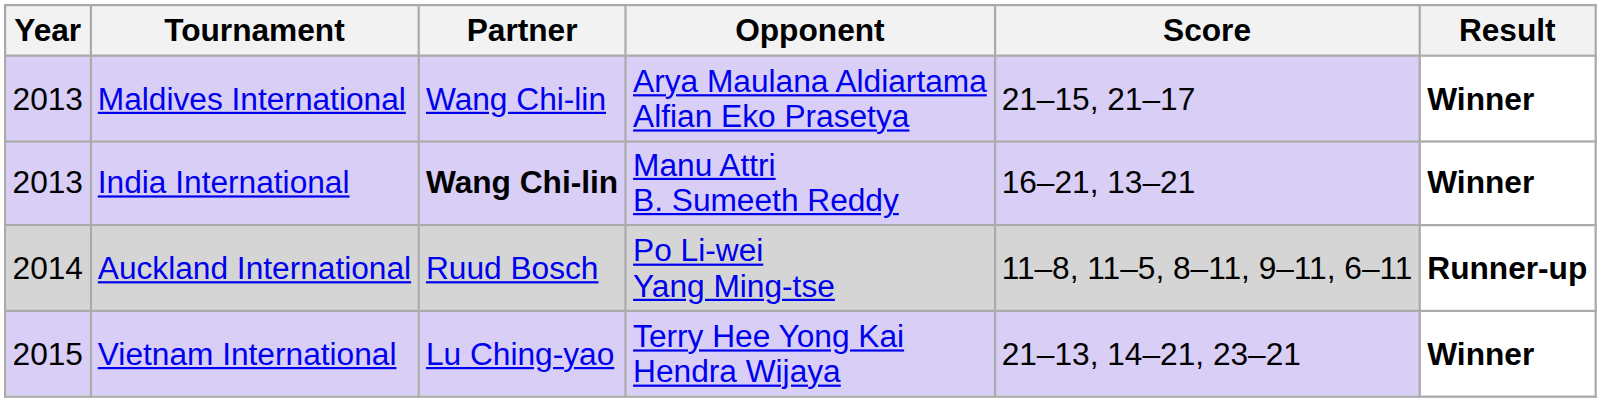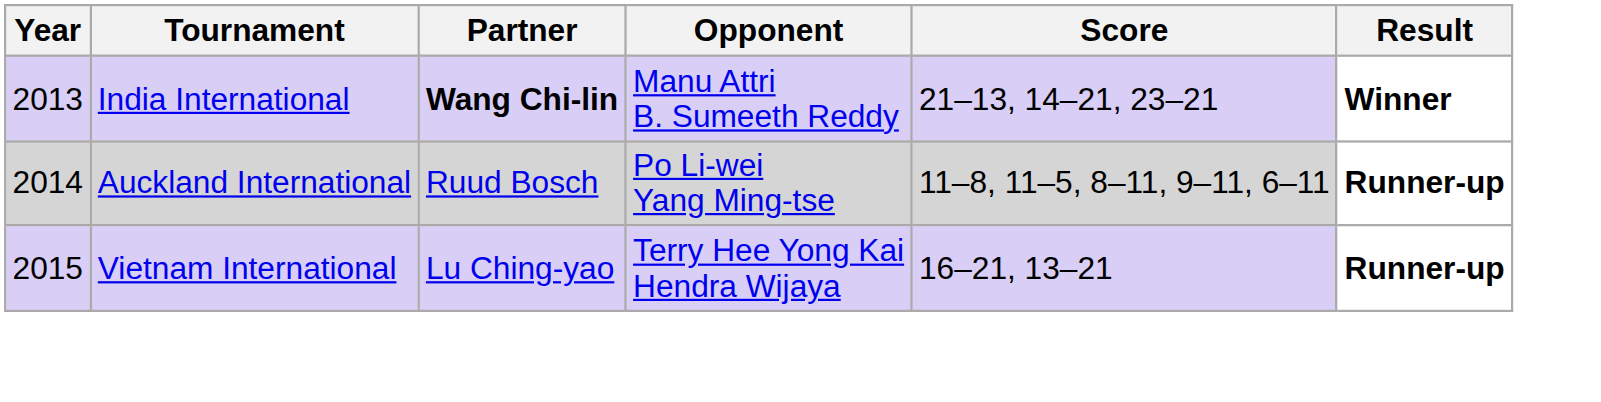- row: (252, 98)
(1098, 183) 16–21, 13–21 -> (1069, 98) 21–13, 14–21, 23–21
(1151, 354) 21–13, 14–21, 23–21 -> (1016, 269) 16–21, 13–21
(1481, 354) Winner -> (1425, 269) Runner-up
